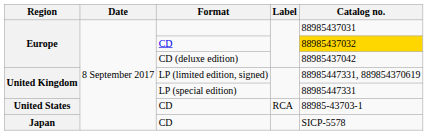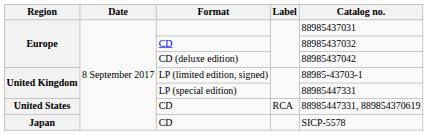(329, 43) gold background -> (329, 43) no background
(361, 75) 88985447331, 889854370619 -> (332, 75) 88985-43703-1
(332, 106) 88985-43703-1 -> (361, 106) 88985447331, 889854370619
